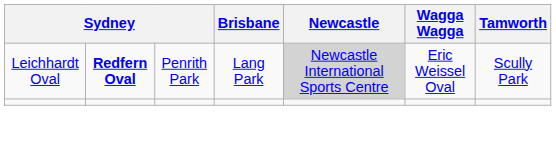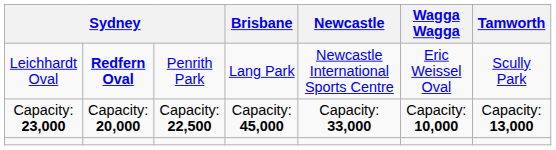(344, 71) lightgrey background -> (349, 71) no background
+ row: (43, 118)
